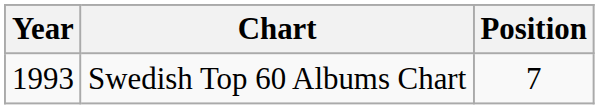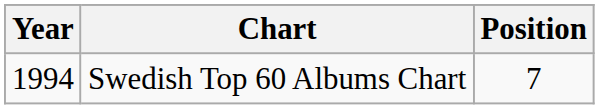(43, 77) 1993 -> (43, 77) 1994
